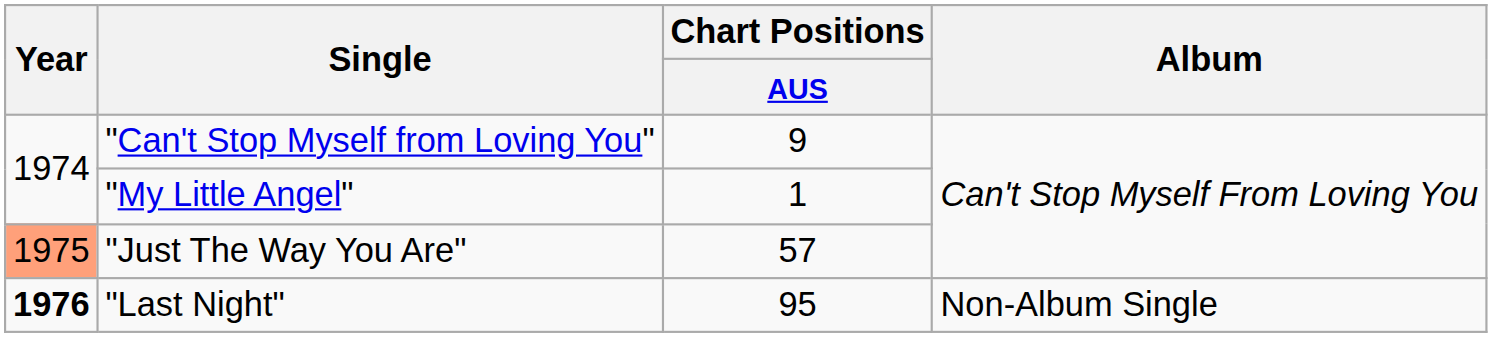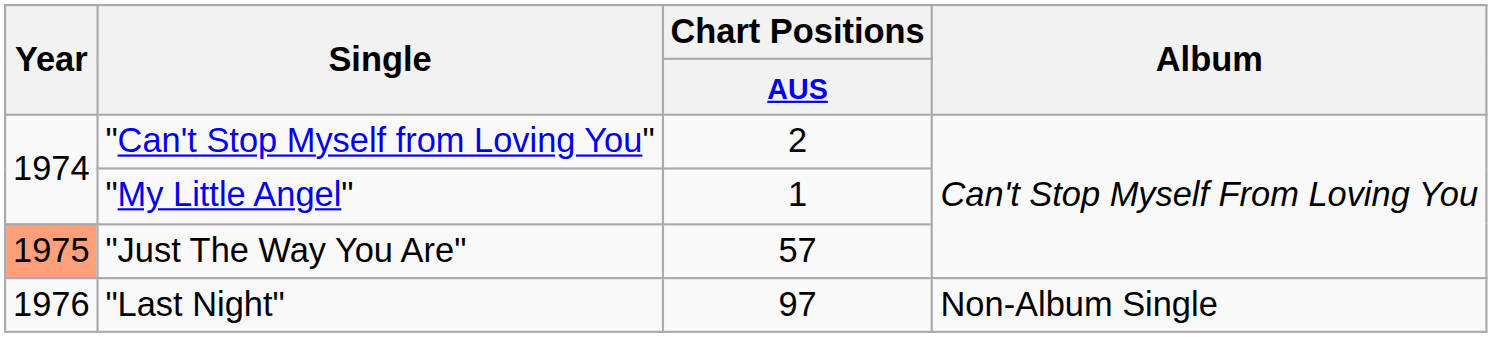(798, 140) 9 -> (798, 140) 2
(51, 304) bold -> (51, 304) normal
(798, 304) 95 -> (798, 304) 97
